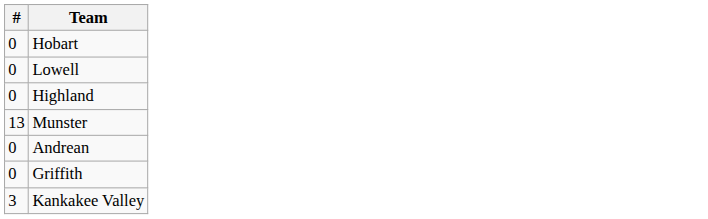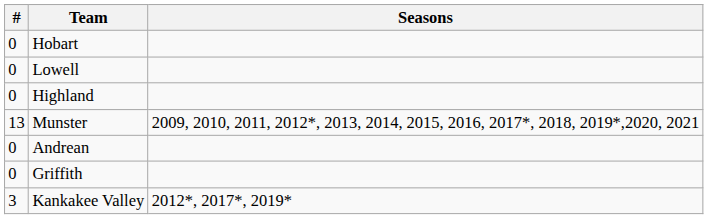+ column: (425, 17)
